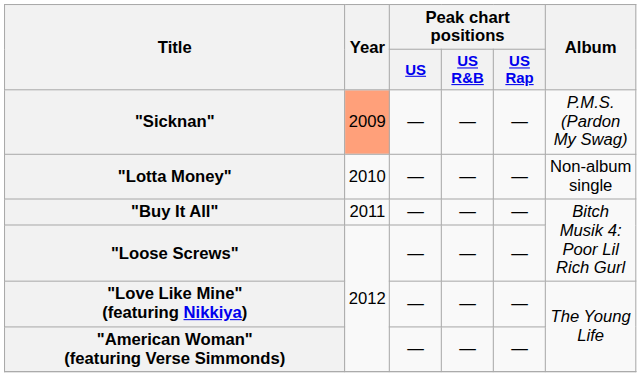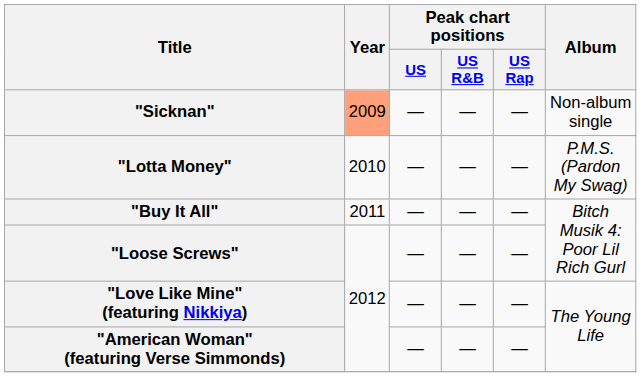(591, 121) P.M.S. (Pardon My Swag) -> (591, 112) Non-album single
(591, 176) Non-album single -> (591, 166) P.M.S. (Pardon My Swag)
